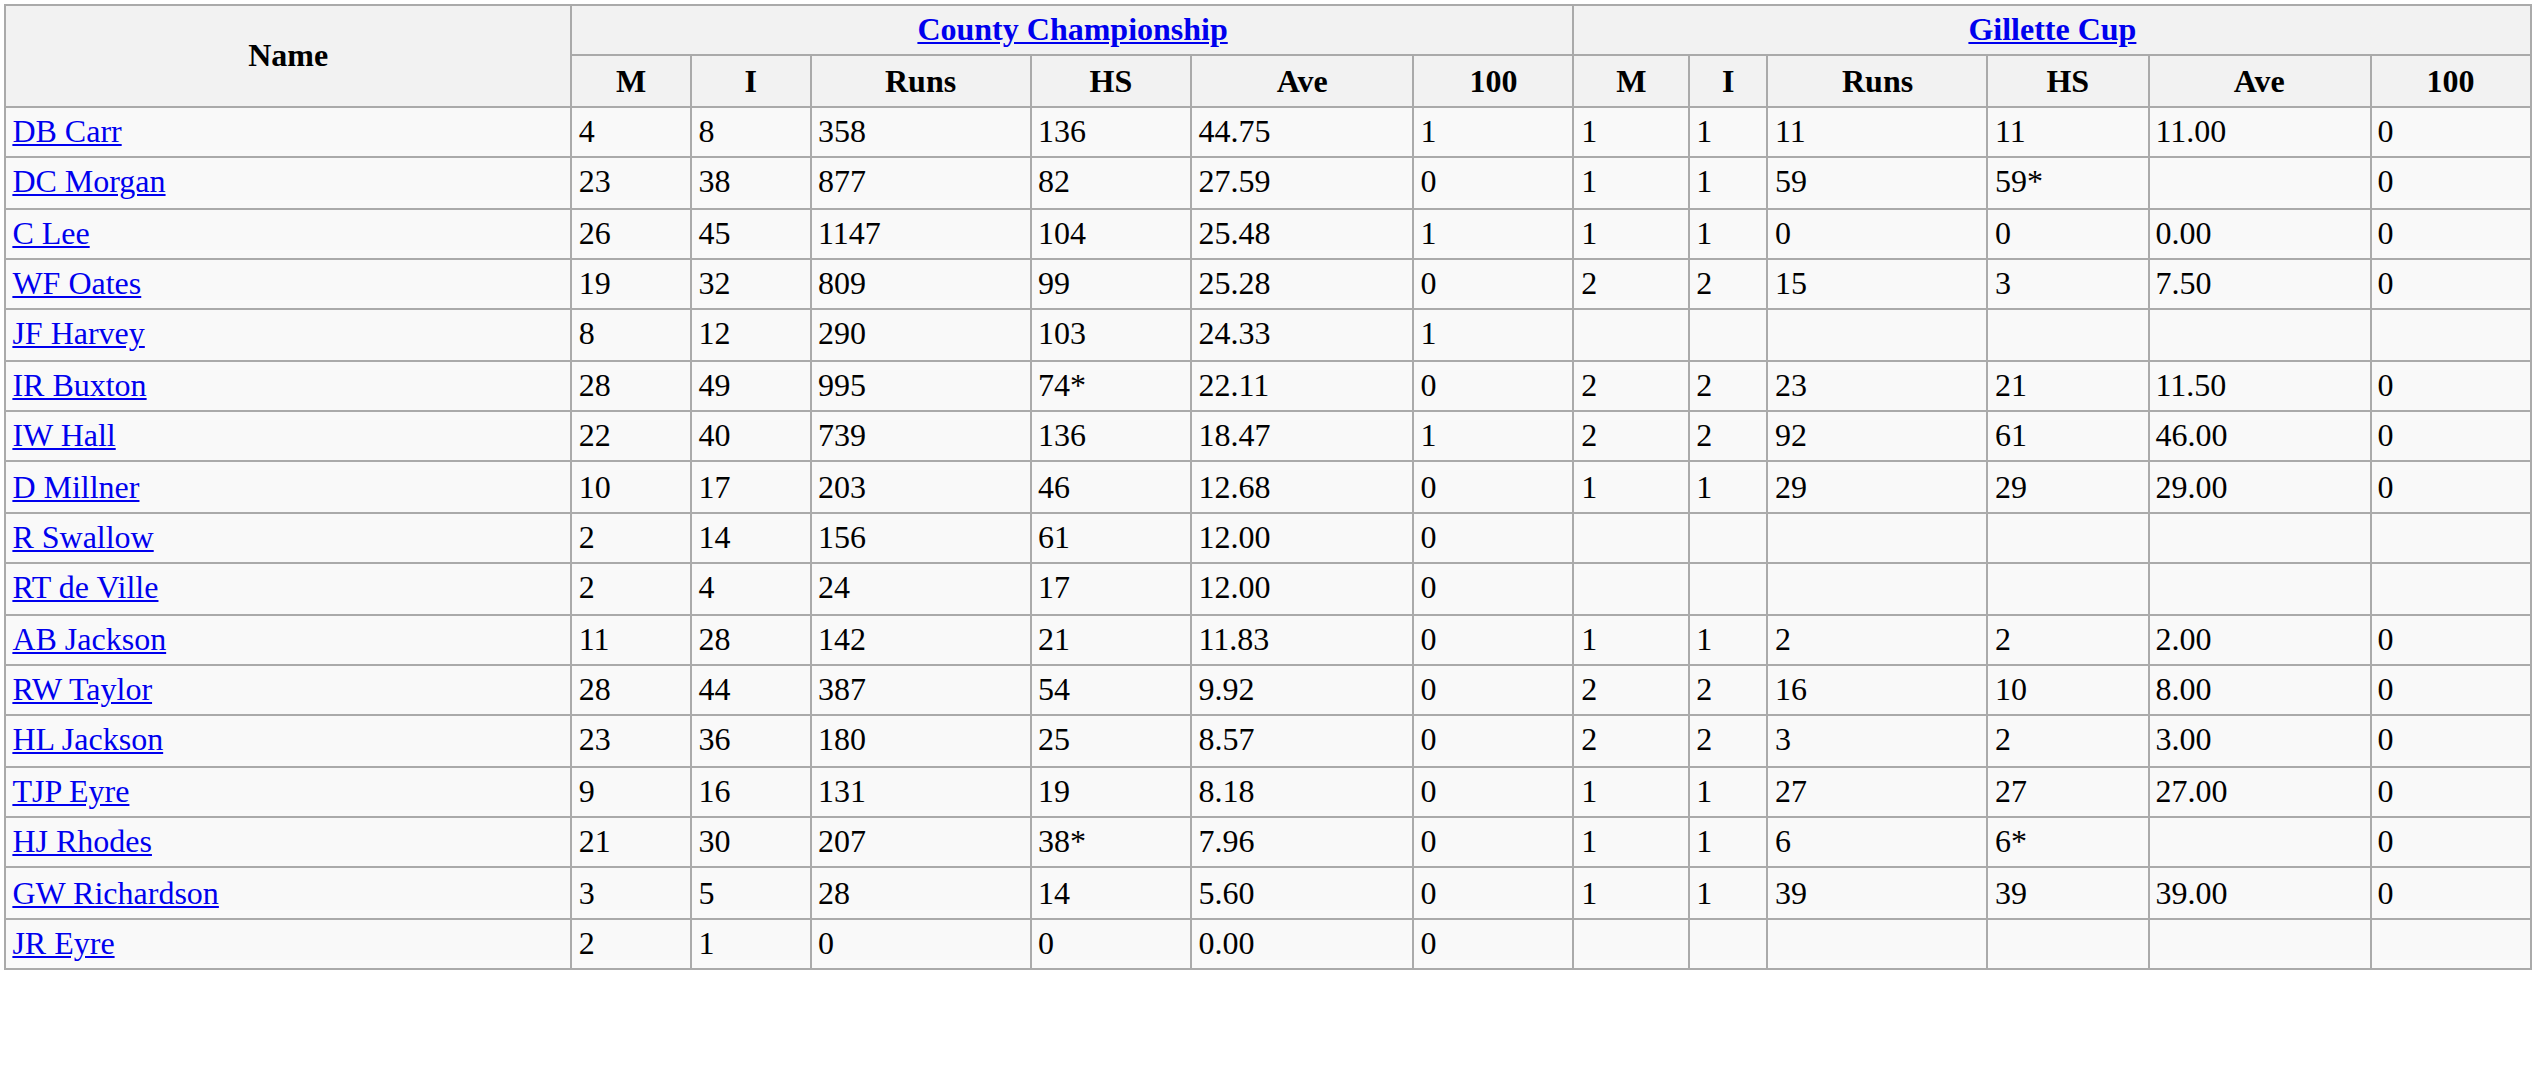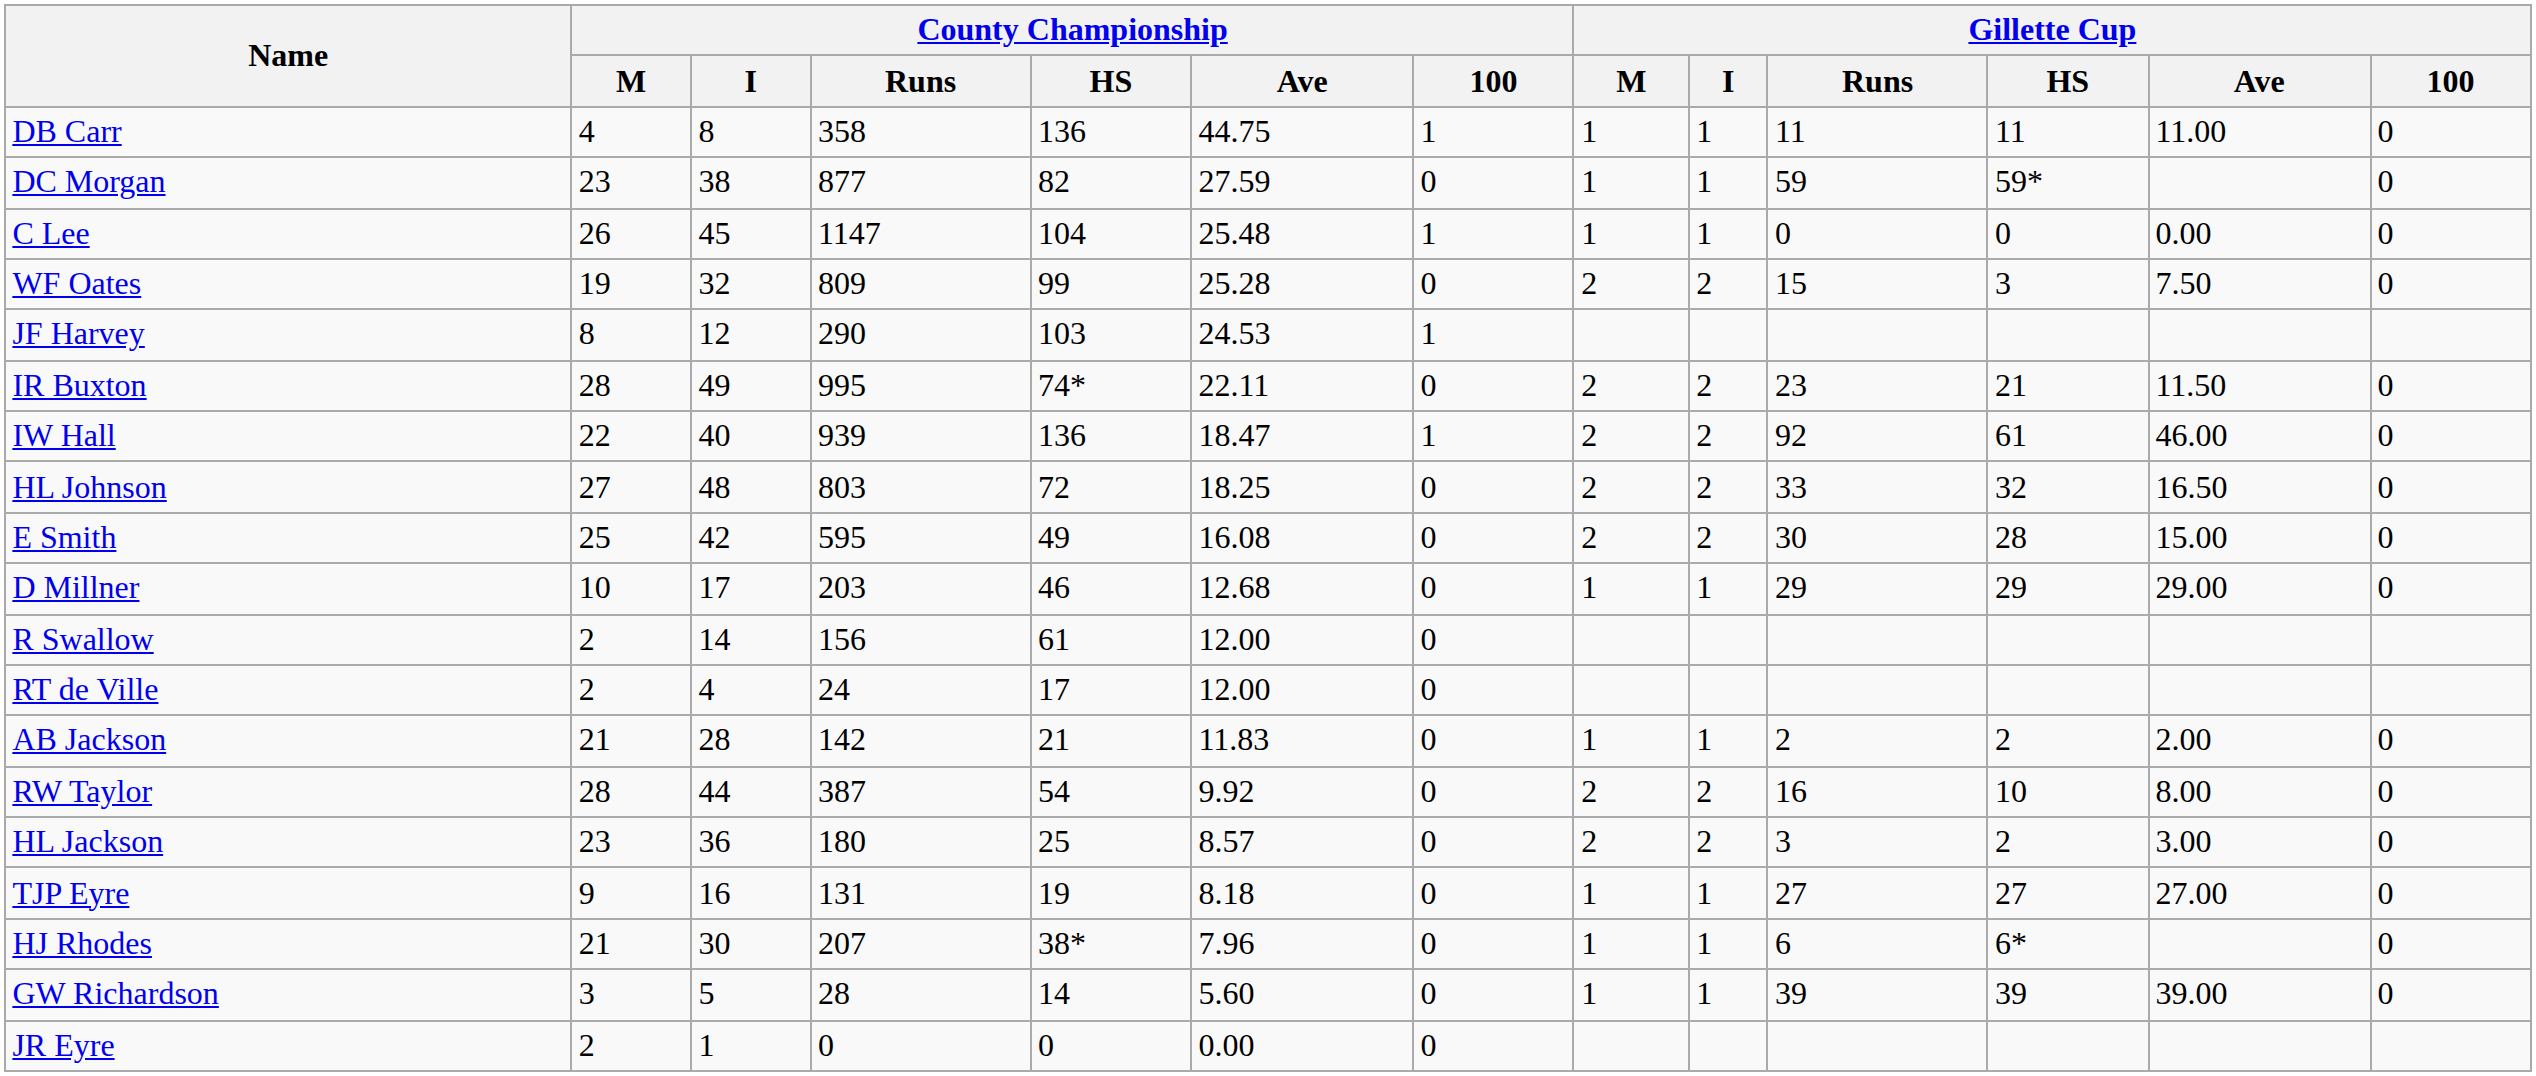(1235, 334) 24.33 -> (1235, 334) 24.53
(842, 435) 739 -> (842, 435) 939
+ row: (90, 486)
+ row: (64, 537)
(594, 638) 11 -> (595, 740) 21
